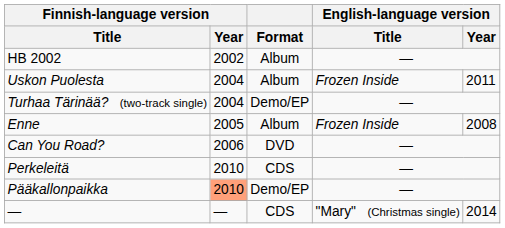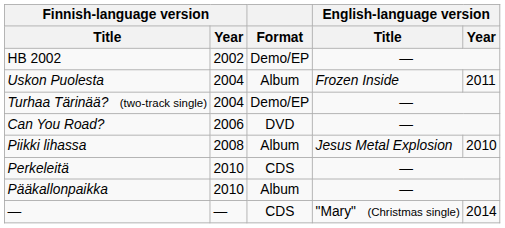(280, 59) Album -> (280, 59) Demo/EP
- row: (24, 124)
+ row: (47, 146)
(229, 189) lightsalmon background -> (229, 189) no background
(280, 189) Demo/EP -> (280, 189) Album
